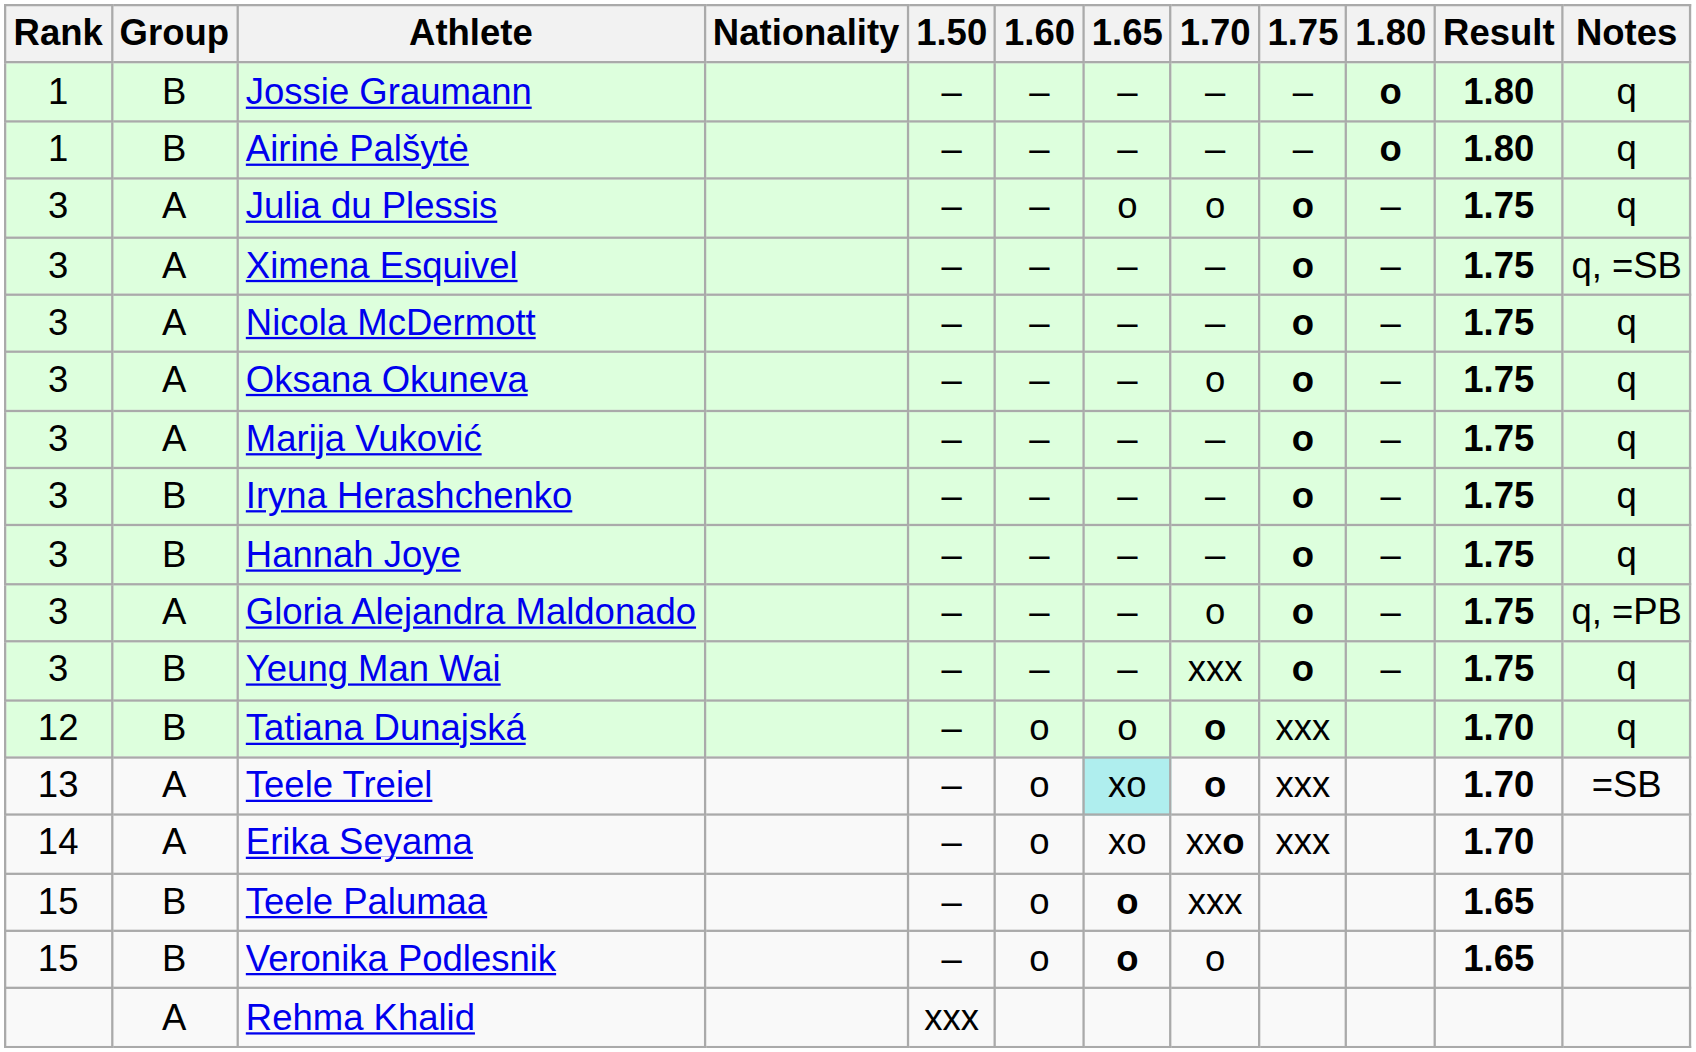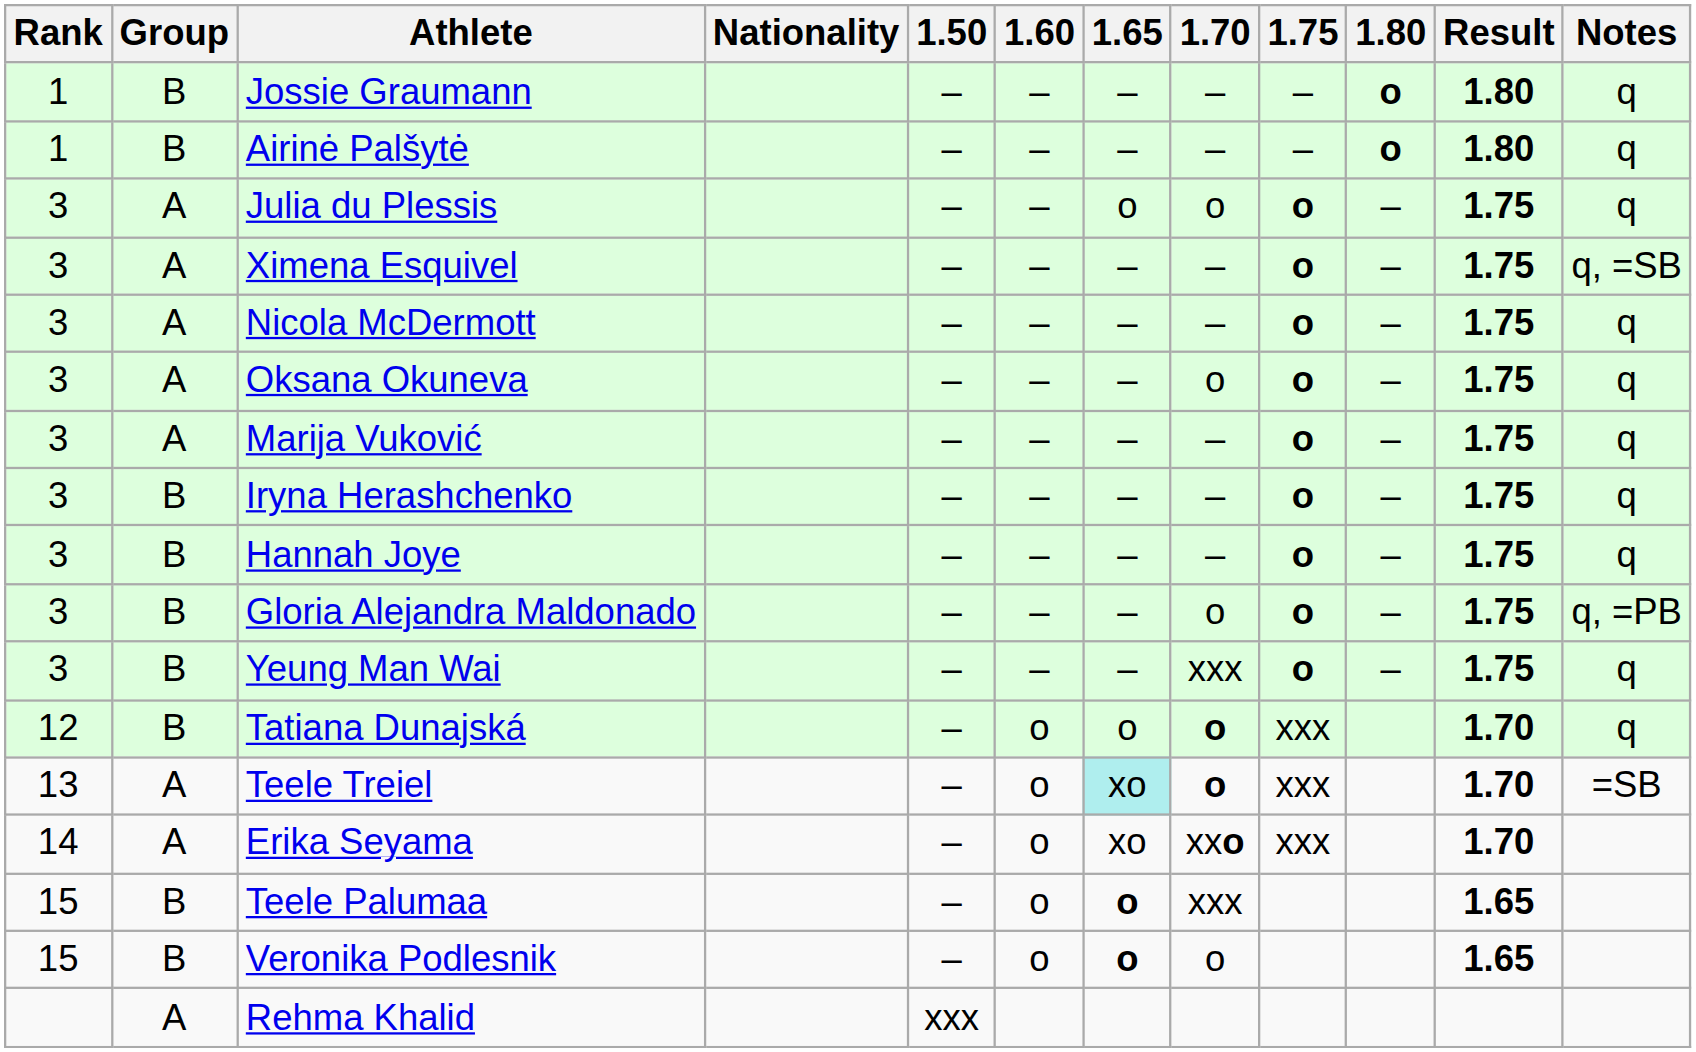(174, 611) A -> (174, 611) B
